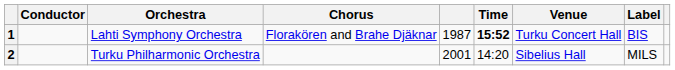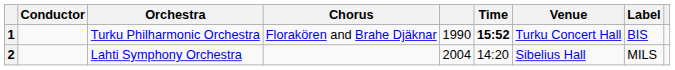(166, 35) Lahti Symphony Orchestra -> (175, 35) Turku Philharmonic Orchestra
(457, 35) 1987 -> (457, 35) 1990
(175, 55) Turku Philharmonic Orchestra -> (166, 55) Lahti Symphony Orchestra
(457, 55) 2001 -> (457, 55) 2004
